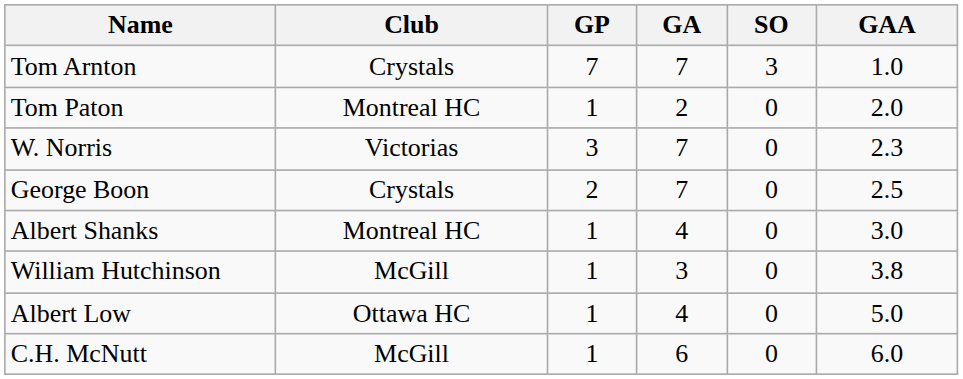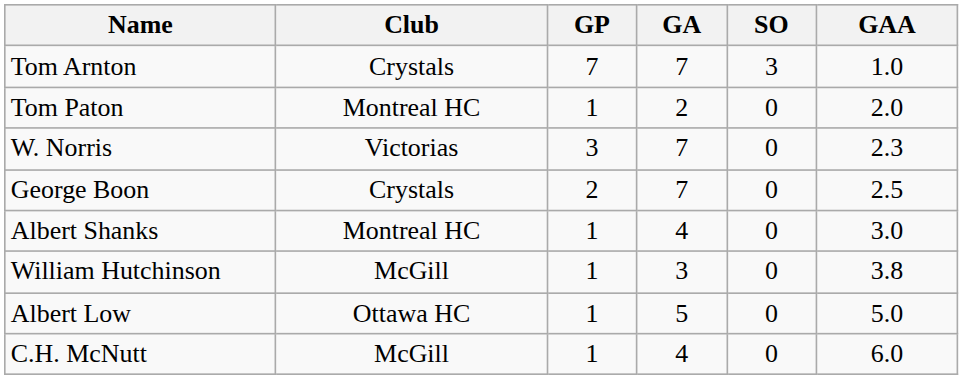(682, 312) 4 -> (682, 312) 5
(682, 353) 6 -> (682, 353) 4
